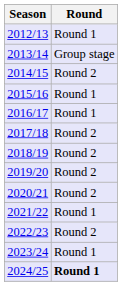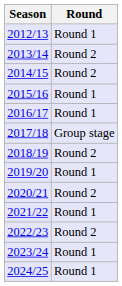(84, 53) Group stage -> (75, 53) Round 2
(75, 133) Round 2 -> (84, 133) Group stage
(75, 172) Round 2 -> (75, 172) Round 1
(77, 271) bold -> (75, 271) normal
